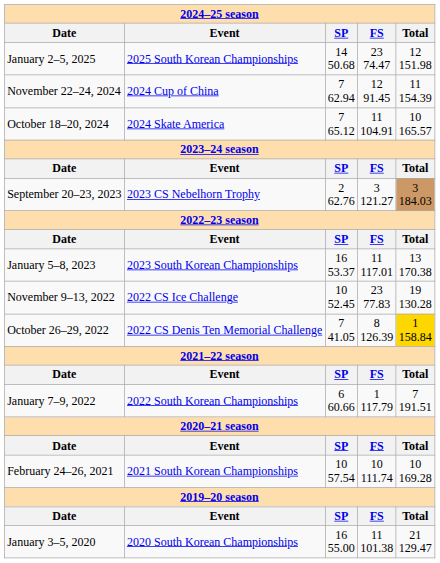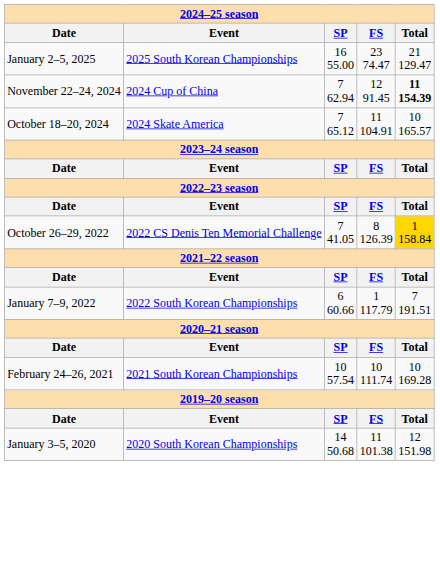(341, 58) 14 50.68 -> (341, 58) 16 55.00
(415, 58) 12 151.98 -> (415, 58) 21 129.47
(415, 91) normal -> (415, 91) bold
- row: (64, 194)
- row: (51, 265)
- row: (61, 297)
(341, 541) 16 55.00 -> (341, 444) 14 50.68
(415, 541) 21 129.47 -> (415, 444) 12 151.98
